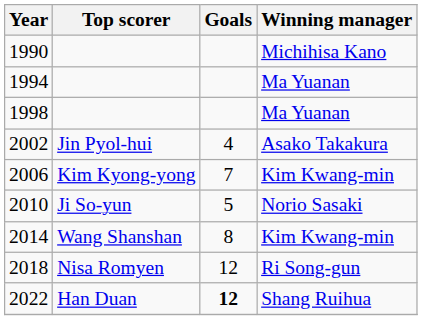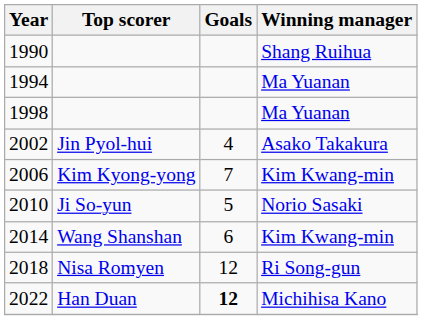(324, 50) Michihisa Kano -> (316, 50) Shang Ruihua
(228, 236) 8 -> (228, 236) 6
(316, 298) Shang Ruihua -> (324, 298) Michihisa Kano
